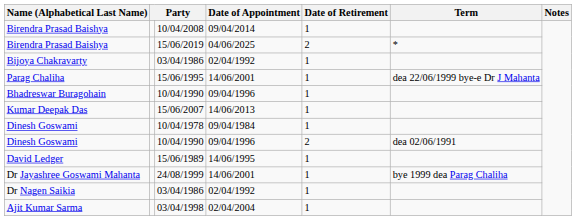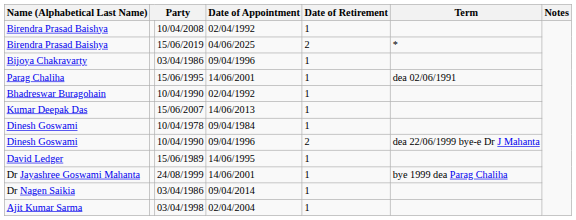(232, 28) 09/04/2014 -> (232, 28) 02/04/1992
(232, 61) 02/04/1992 -> (232, 61) 09/04/1996
(466, 77) dea 22/06/1999 bye-e Dr J Mahanta -> (424, 77) dea 02/06/1991
(232, 93) 09/04/1996 -> (232, 93) 02/04/1992
(424, 142) dea 02/06/1991 -> (466, 142) dea 22/06/1999 bye-e Dr J Mahanta
(232, 191) 02/04/1992 -> (232, 191) 09/04/2014
